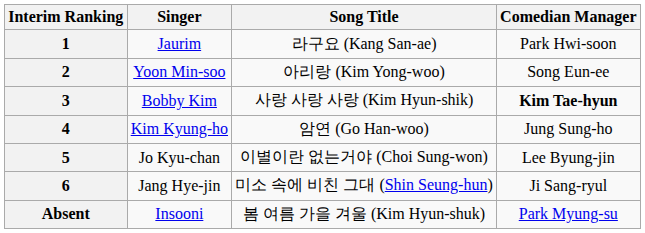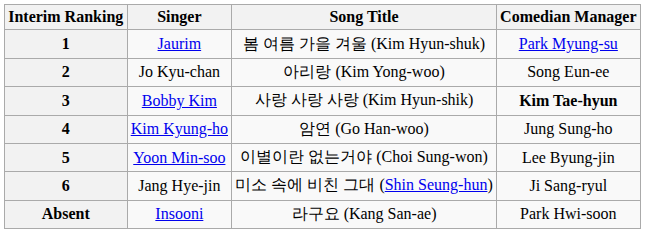(364, 43) 라구요 (Kang San-ae) -> (364, 43) 봄 여름 가을 겨울 (Kim Hyun-shuk)
(568, 44) Park Hwi-soon -> (568, 44) Park Myung-su
(179, 72) Yoon Min-soo -> (179, 72) Jo Kyu-chan
(179, 157) Jo Kyu-chan -> (179, 157) Yoon Min-soo
(364, 213) 봄 여름 가을 겨울 (Kim Hyun-shuk) -> (364, 213) 라구요 (Kang San-ae)
(568, 214) Park Myung-su -> (568, 214) Park Hwi-soon
